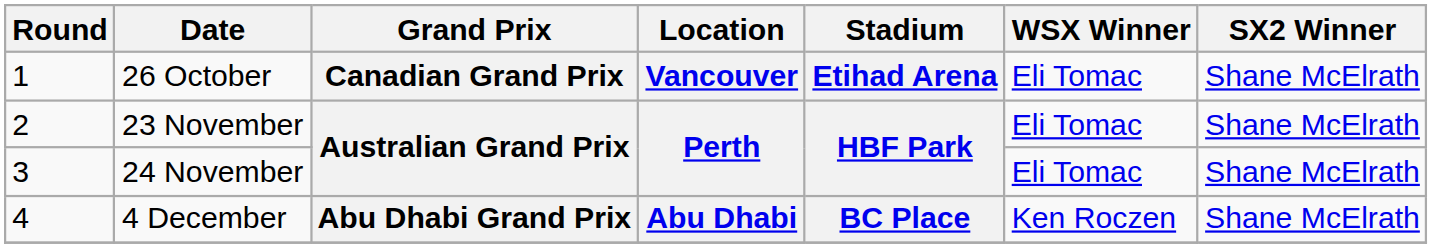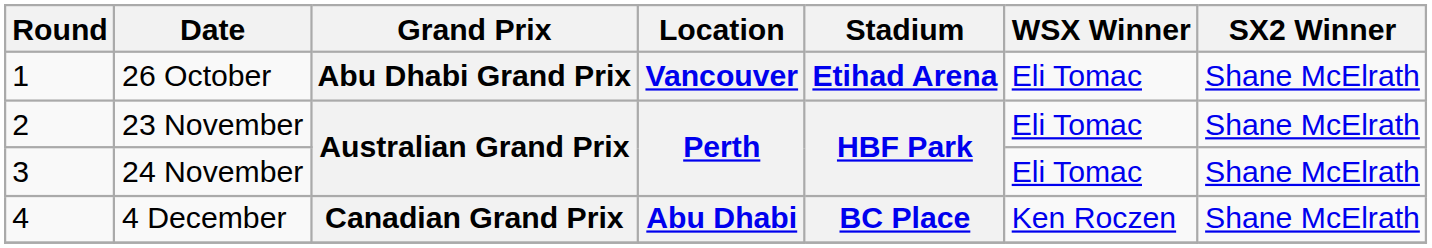(474, 76) Canadian Grand Prix -> (474, 76) Abu Dhabi Grand Prix
(474, 219) Abu Dhabi Grand Prix -> (474, 219) Canadian Grand Prix
